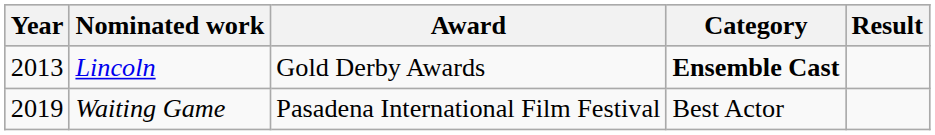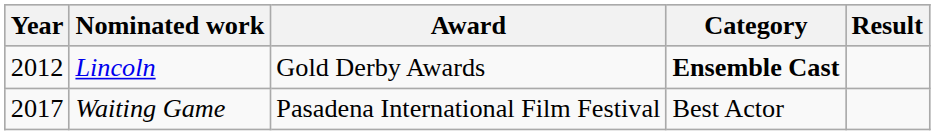(37, 66) 2013 -> (37, 66) 2012
(37, 108) 2019 -> (37, 108) 2017
